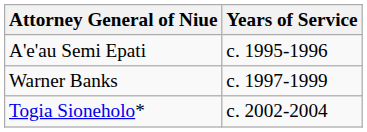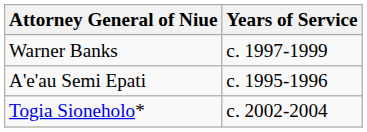rows swapped: (78, 50) <-> (63, 80)
